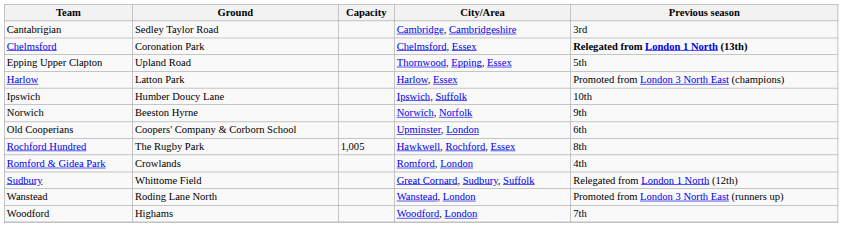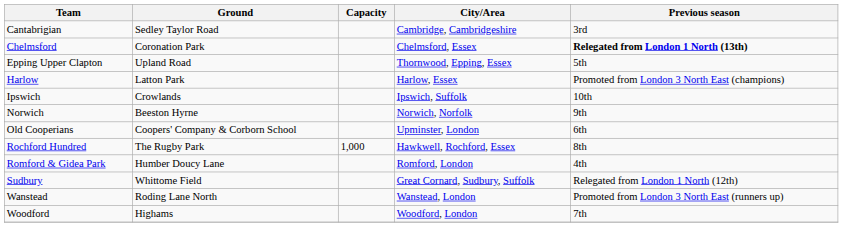(180, 96) Humber Doucy Lane -> (158, 96) Crowlands
(353, 146) 1,005 -> (353, 146) 1,000
(158, 163) Crowlands -> (180, 163) Humber Doucy Lane
